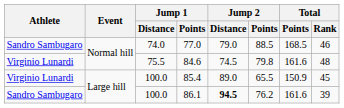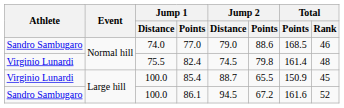(264, 45) 88.5 -> (264, 45) 88.6
(192, 62) 84.6 -> (192, 62) 82.4
(296, 62) 161.6 -> (296, 62) 161.4
(228, 78) 89.0 -> (228, 78) 88.7
(228, 95) bold -> (228, 95) normal
(264, 95) 76.2 -> (264, 95) 67.2
(325, 95) 39 -> (325, 95) 52
